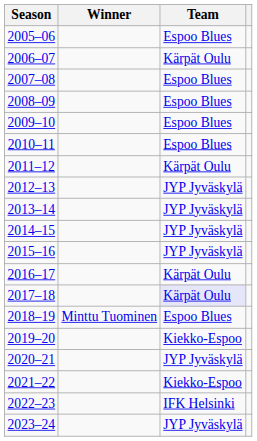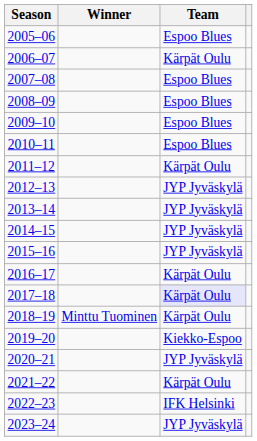(198, 317) Espoo Blues -> (197, 317) Kärpät Oulu
(203, 381) Kiekko-Espoo -> (197, 381) Kärpät Oulu
